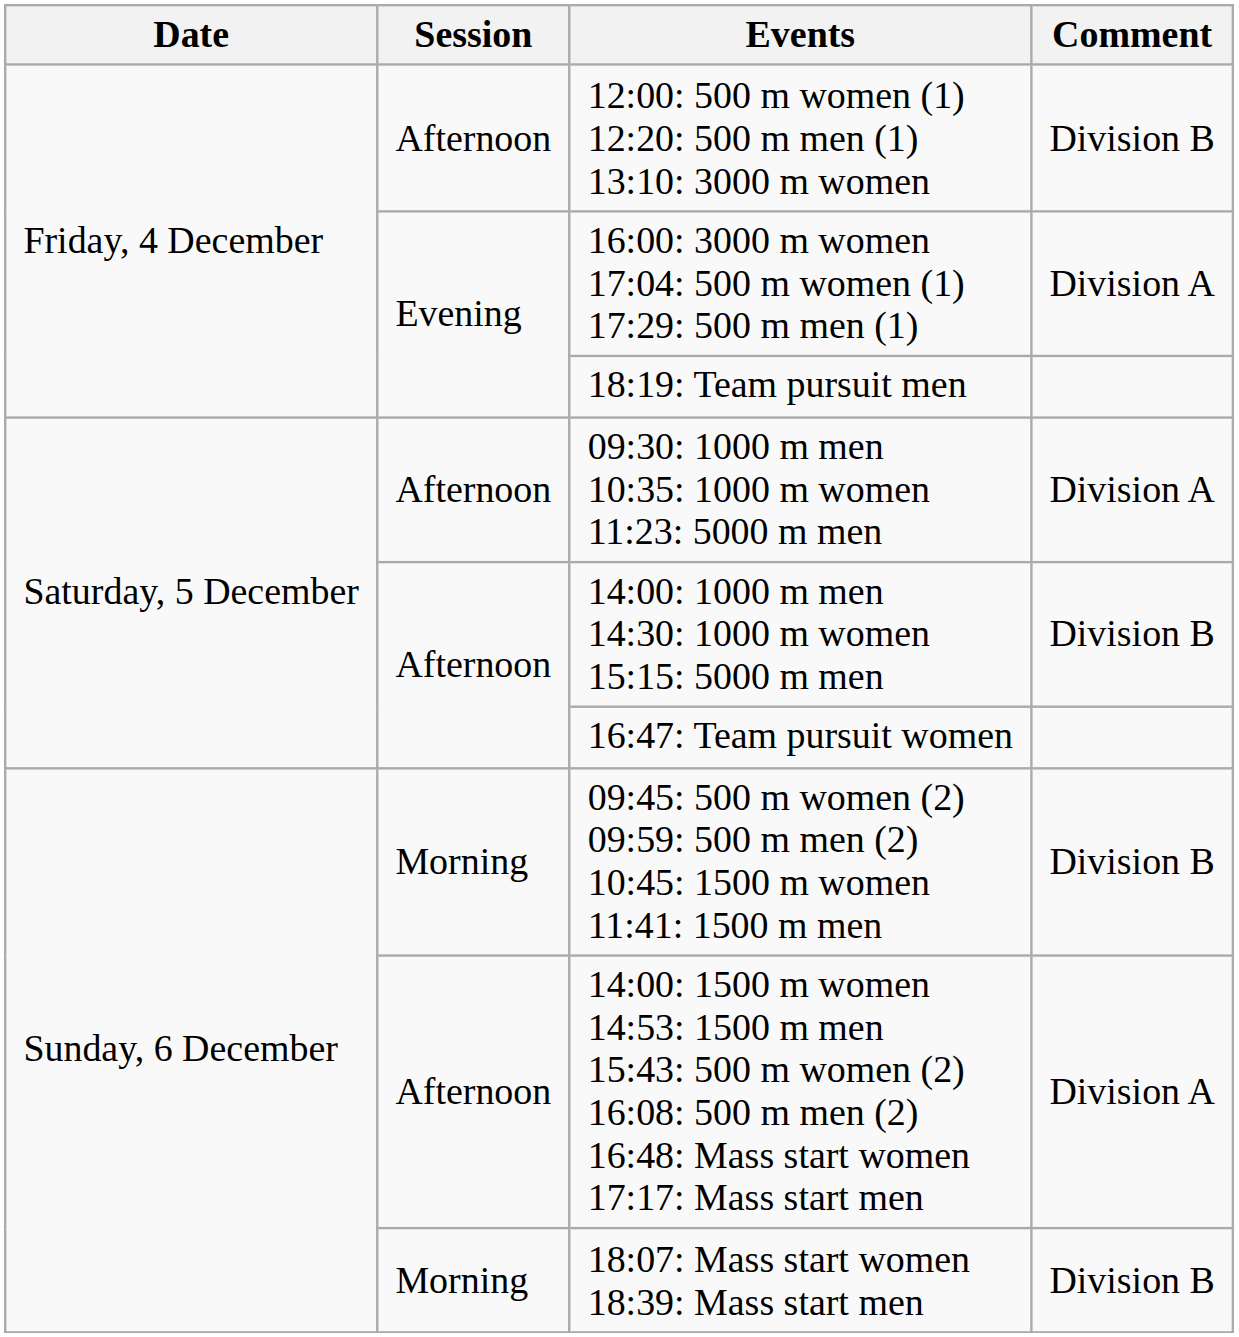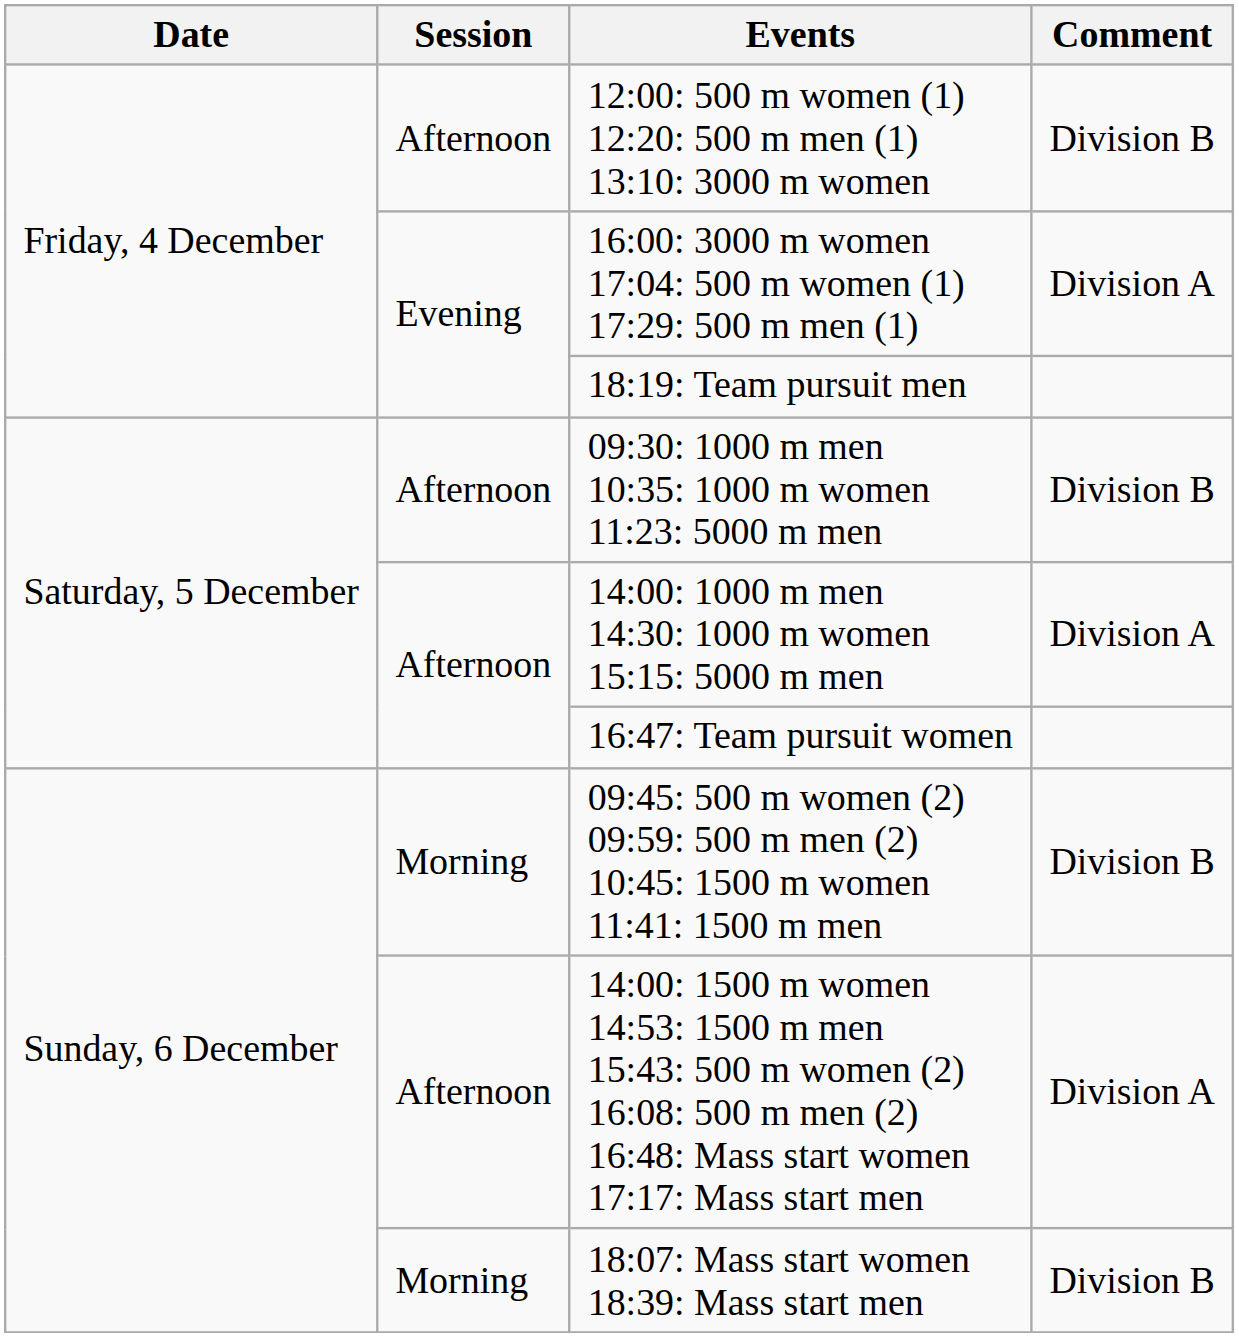(1132, 488) Division A -> (1132, 488) Division B
(1132, 633) Division B -> (1132, 633) Division A
